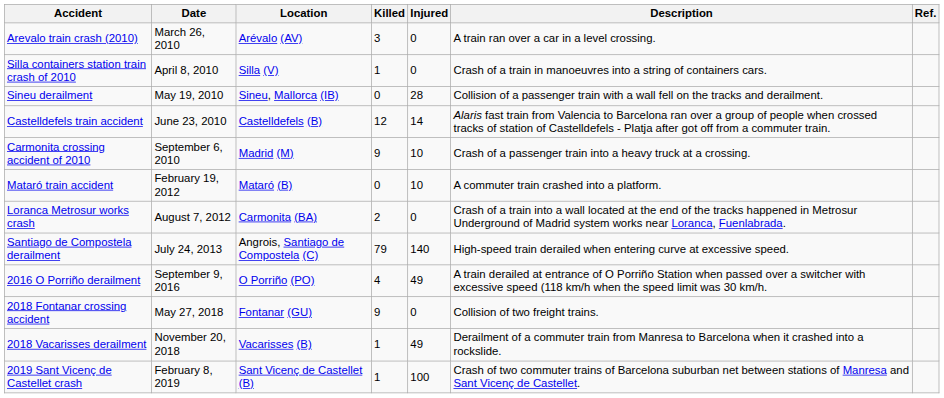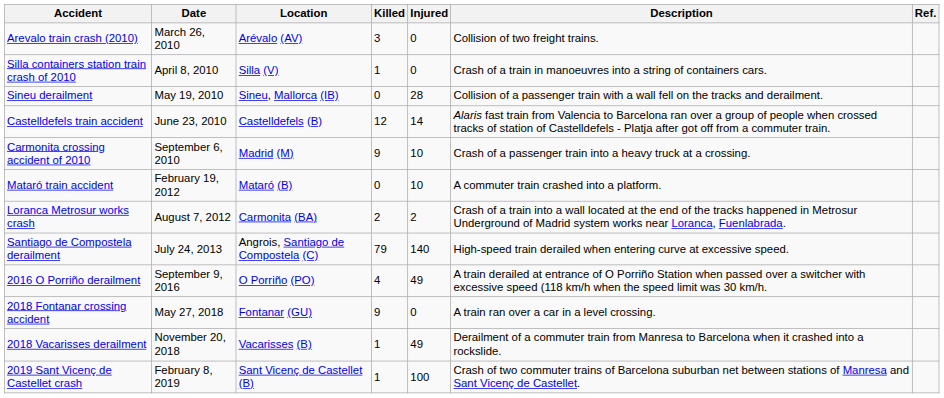(555, 39) A train ran over a car in a level crossing. -> (526, 39) Collision of two freight trains.
(413, 217) 0 -> (413, 217) 2
(526, 313) Collision of two freight trains. -> (555, 313) A train ran over a car in a level crossing.
